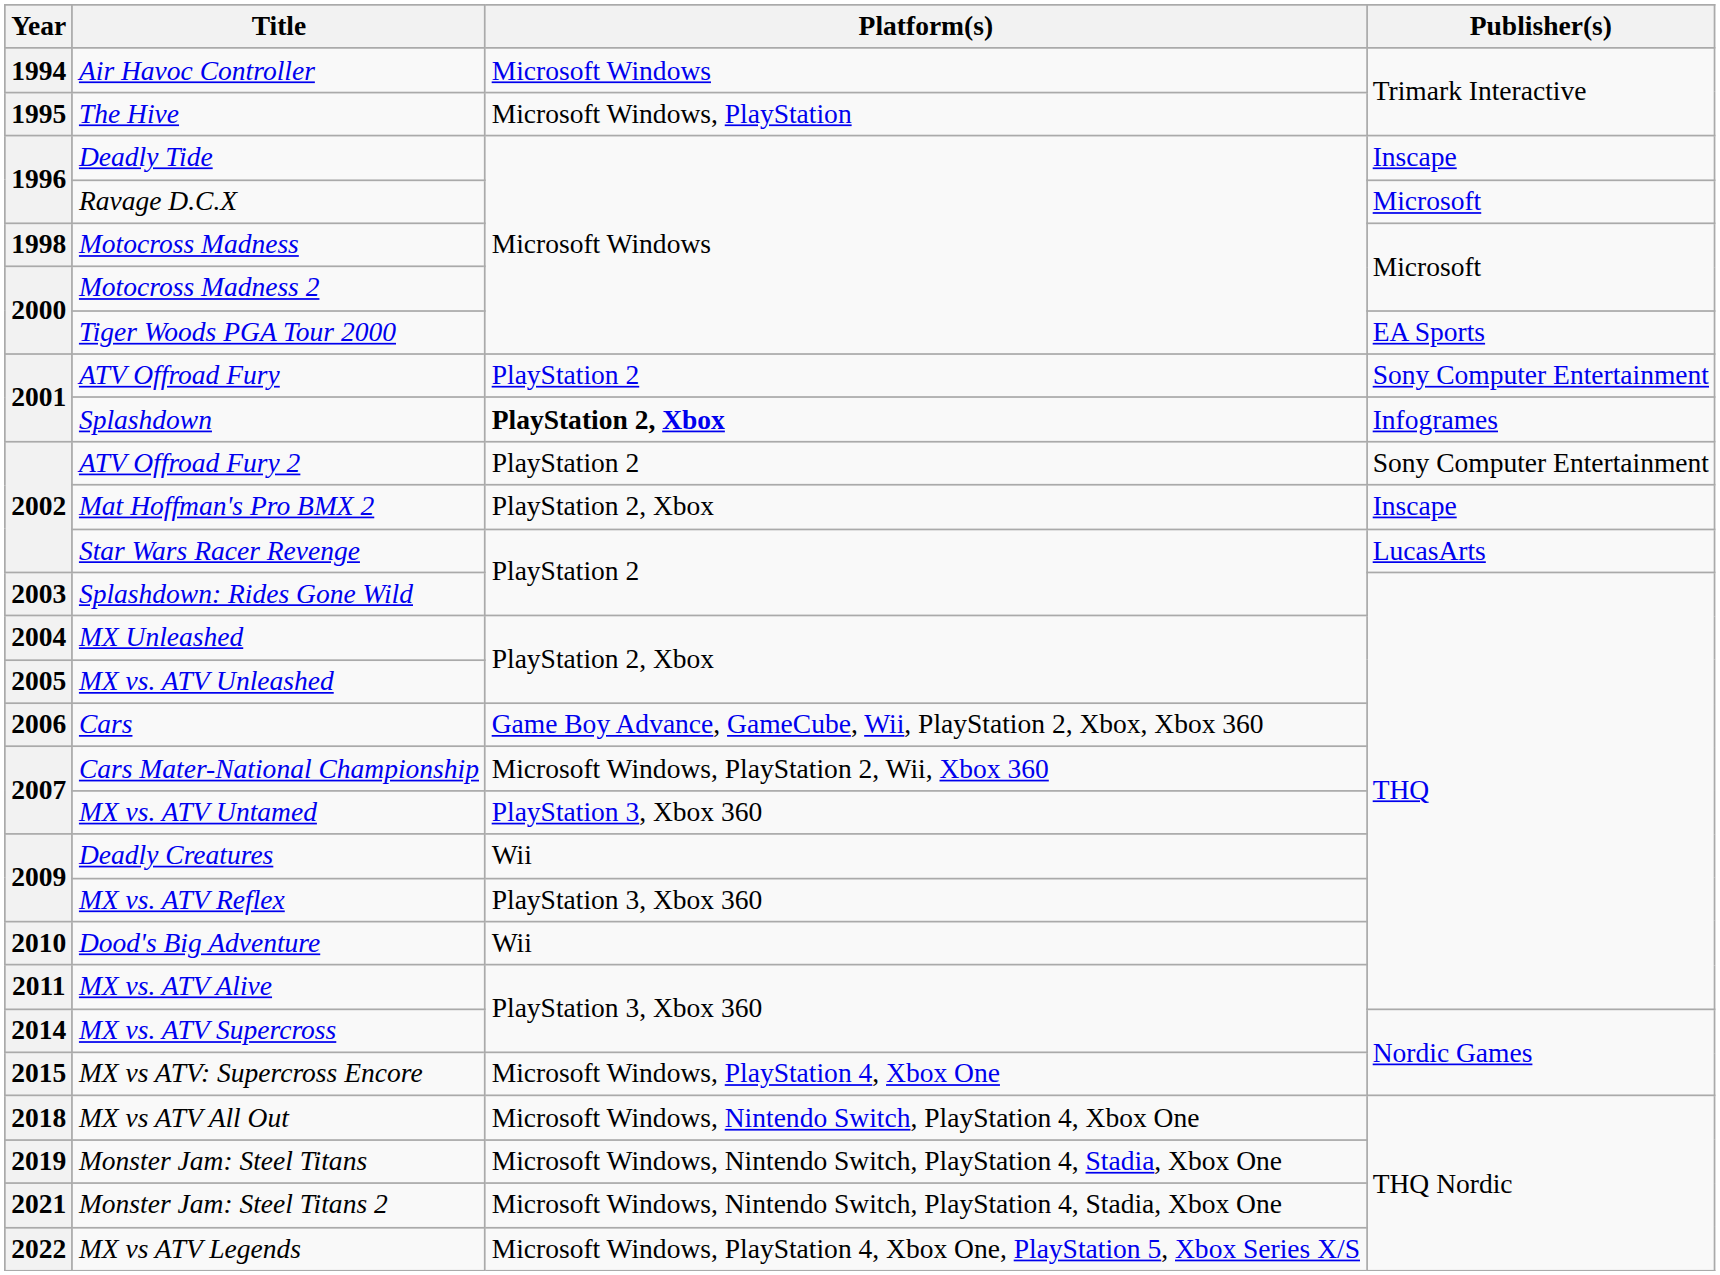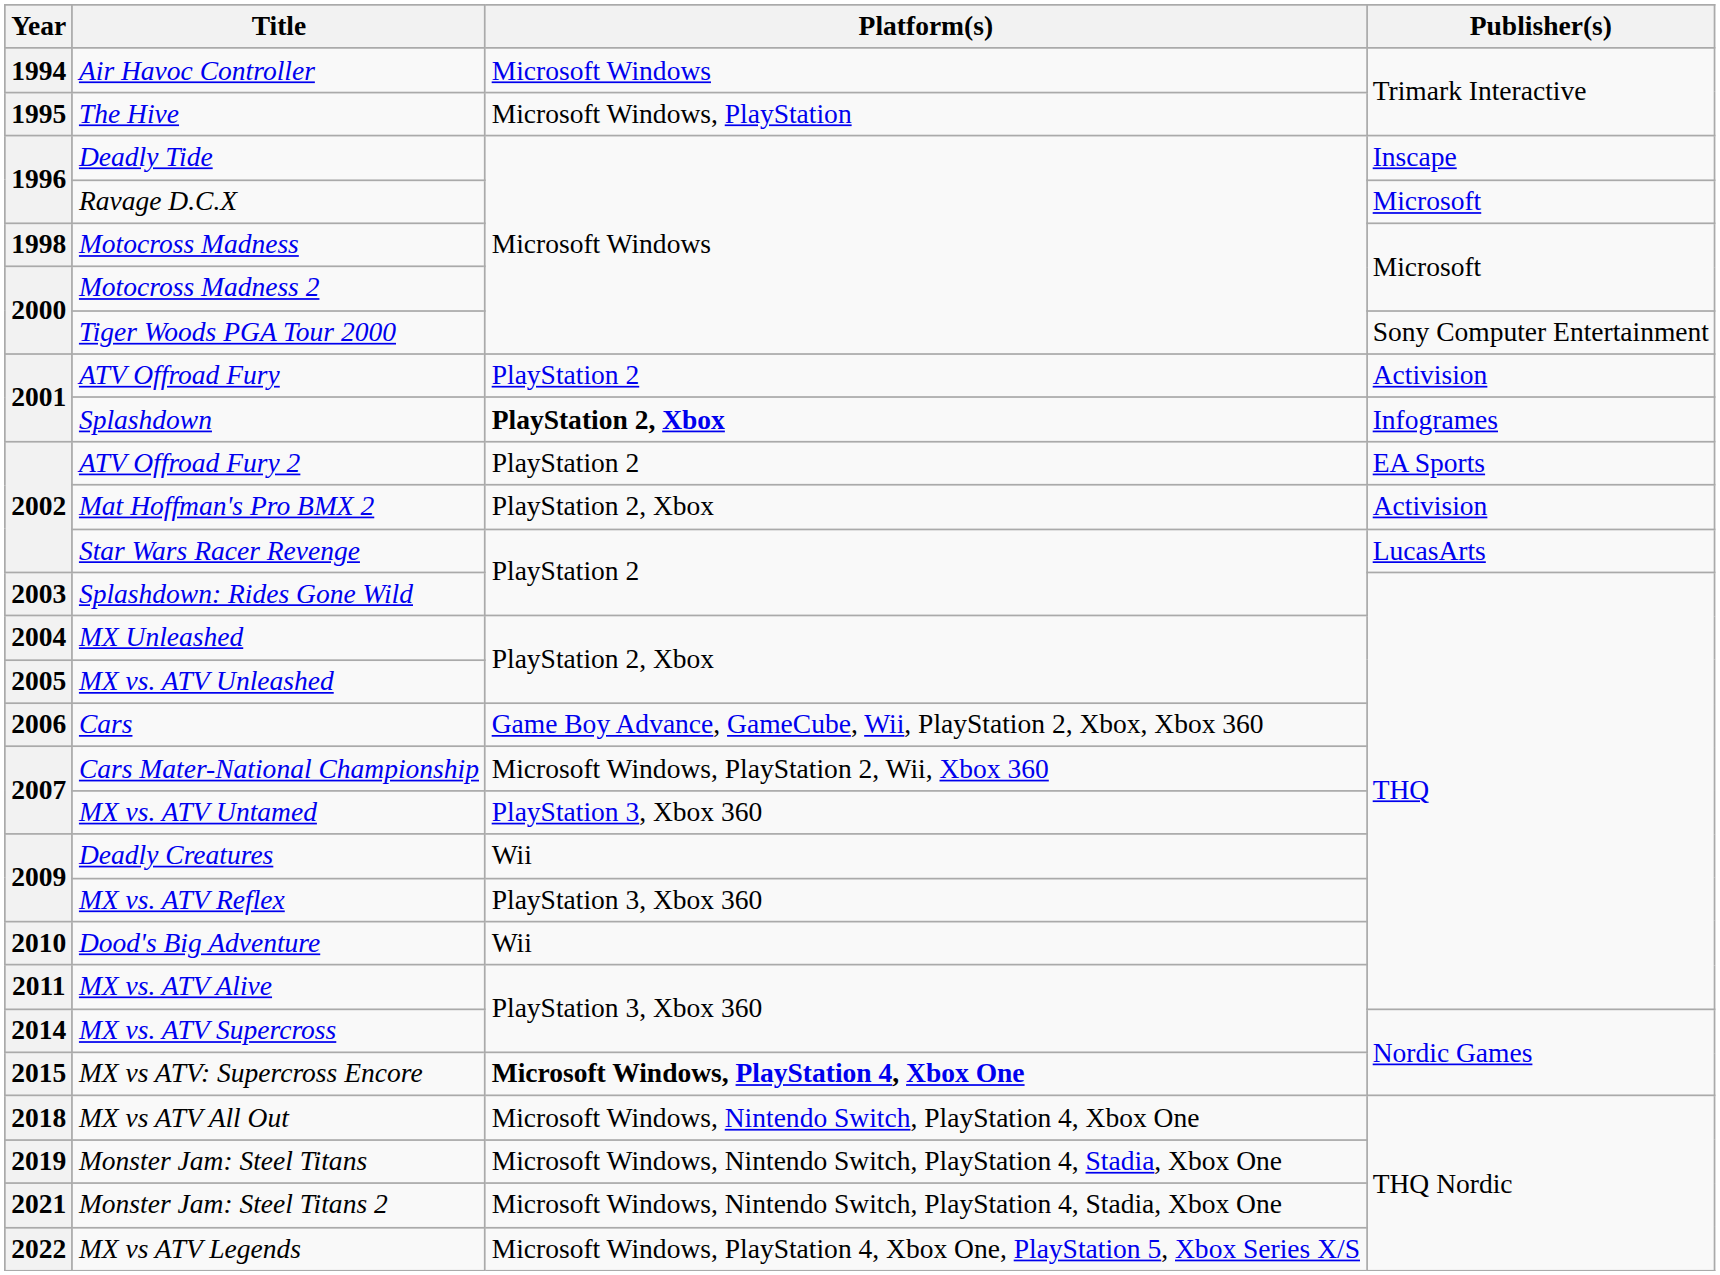(1429, 331) EA Sports -> (1541, 331) Sony Computer Entertainment
(1541, 375) Sony Computer Entertainment -> (1430, 375) Activision
(1541, 462) Sony Computer Entertainment -> (1429, 462) EA Sports
(1415, 506) Inscape -> (1430, 506) Activision
(746, 1073) normal -> (758, 1073) bold
